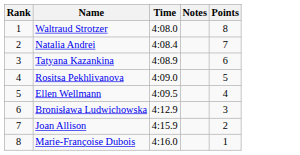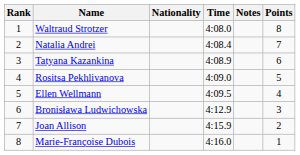+ column: (176, 12)
